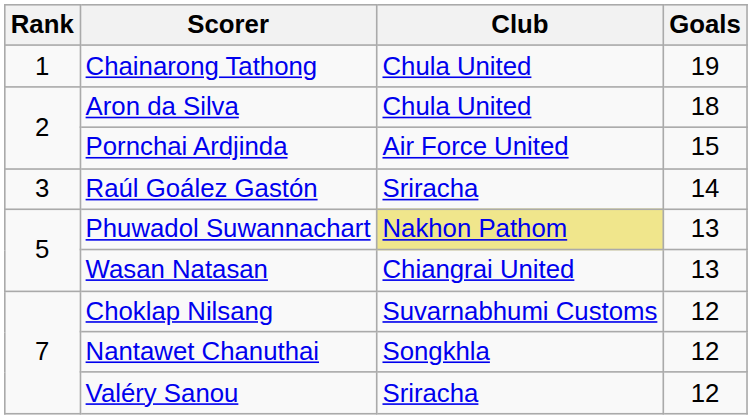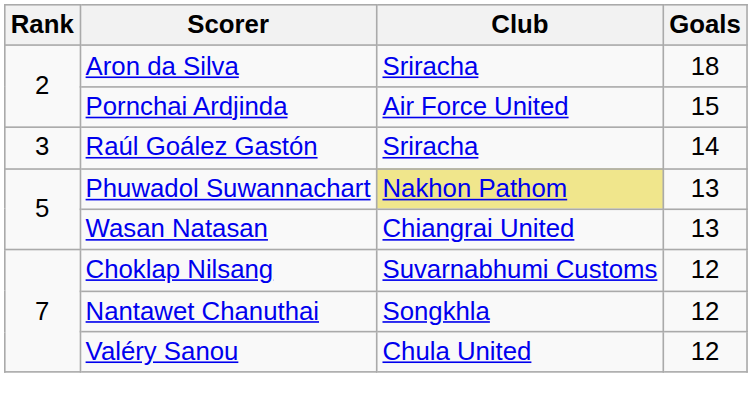- row: (201, 65)
(457, 106) Chula United -> (430, 65) Sriracha
(430, 392) Sriracha -> (457, 351) Chula United
